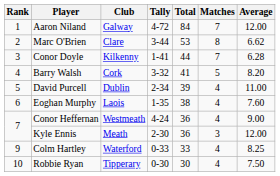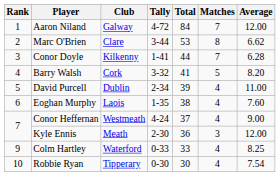(185, 118) 36 -> (185, 118) 37
(256, 164) 7.50 -> (256, 164) 7.54
